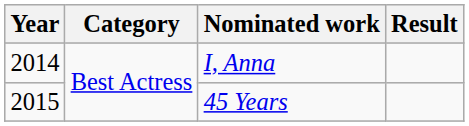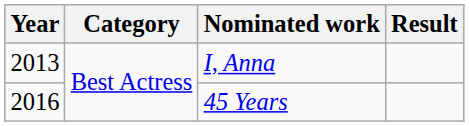(35, 62) 2014 -> (35, 62) 2013
(35, 101) 2015 -> (35, 101) 2016
